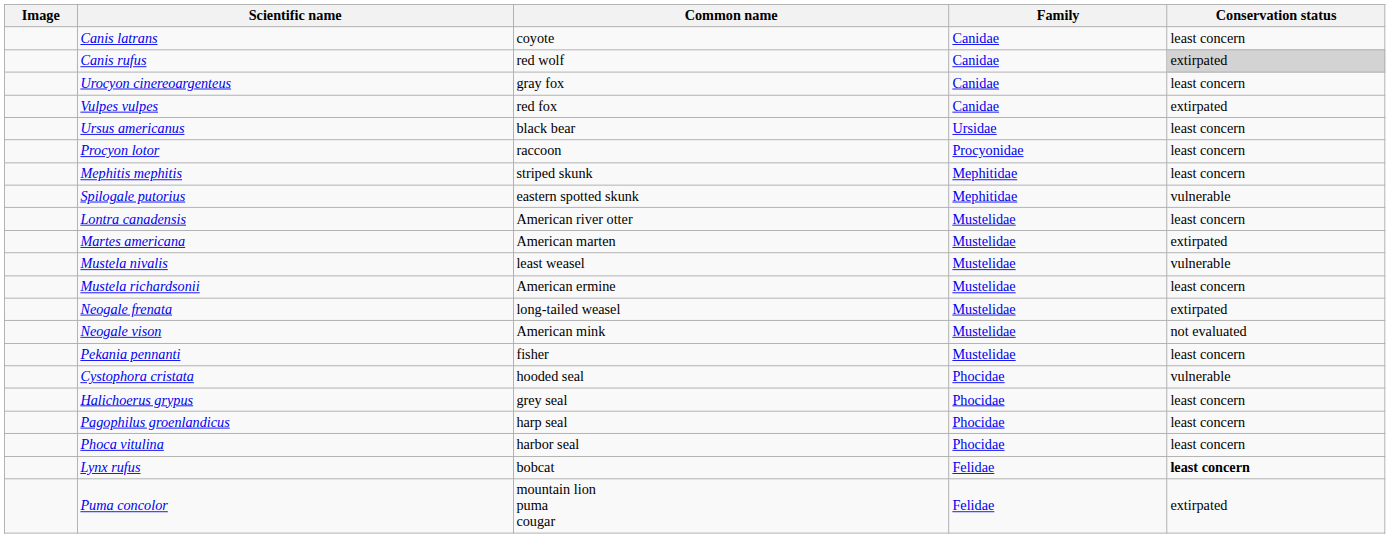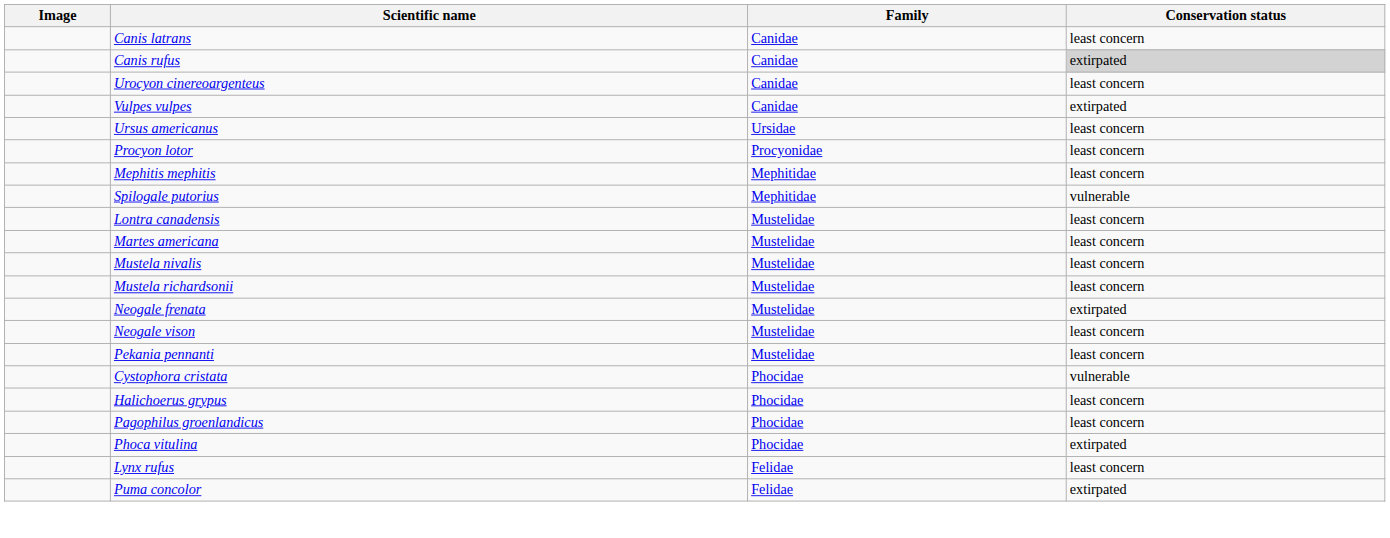- column: (731, 15)
(1199, 241) extirpated -> (1107, 241) least concern
(1200, 264) vulnerable -> (1107, 264) least concern
(1209, 331) not evaluated -> (1107, 331) least concern
(1208, 444) least concern -> (1098, 444) extirpated
(1210, 467) bold -> (1107, 467) normal
